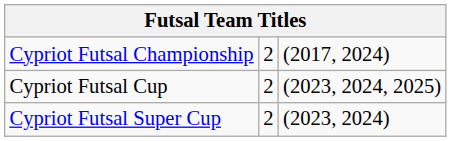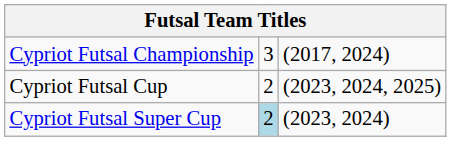(268, 53) 2 -> (268, 53) 3
(268, 119) no background -> (268, 119) lightblue background
